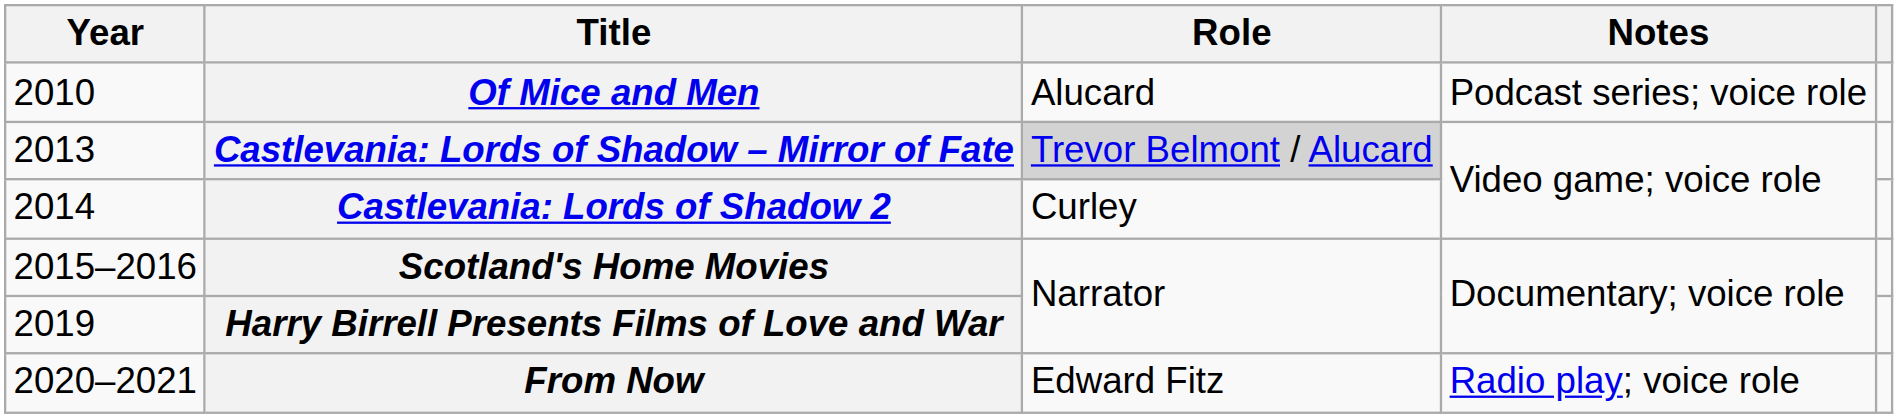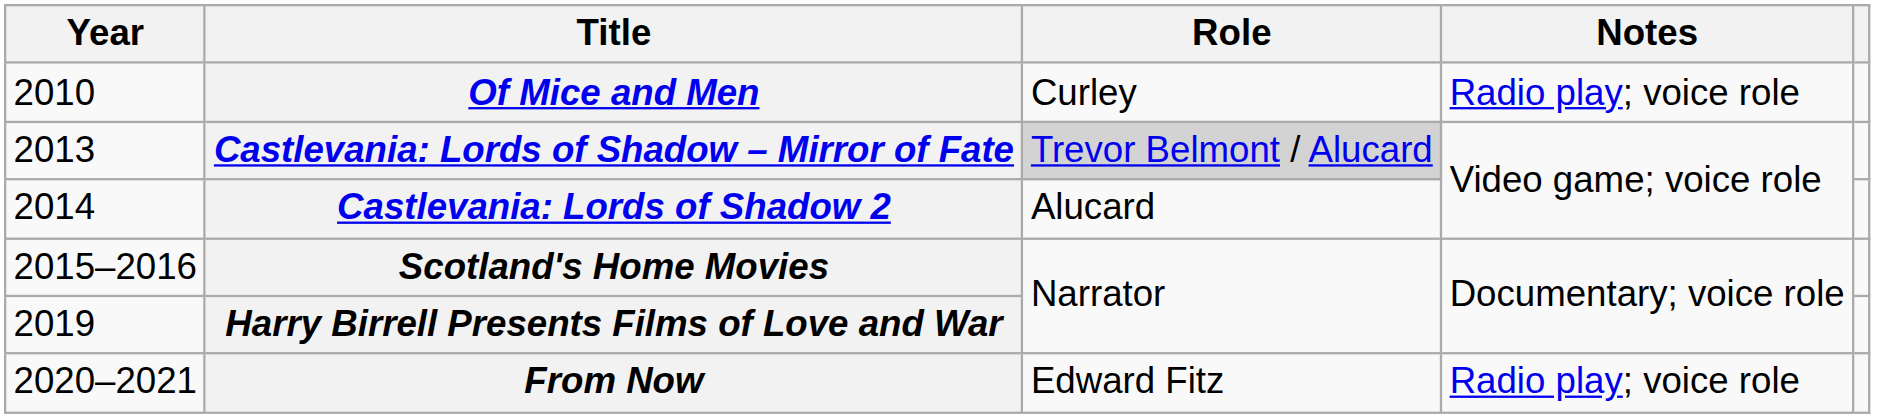(1093, 91) Alucard -> (1084, 91) Curley
(1658, 91) Podcast series; voice role -> (1625, 91) Radio play; voice role
(1084, 207) Curley -> (1093, 207) Alucard
